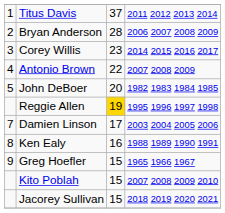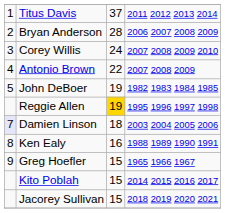(116, 50) 23 -> (116, 50) 24
(173, 51) 2014 2015 2016 2017 -> (173, 51) 2007 2008 2009 2010
(116, 87) 20 -> (116, 87) 19
(10, 124) no background -> (10, 124) lavender background
(116, 124) 17 -> (116, 124) 18
(173, 180) 2007 2008 2009 2010 -> (173, 180) 2014 2015 2016 2017
